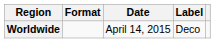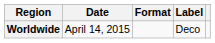columns swapped: (138, 12) <-> (83, 12)
